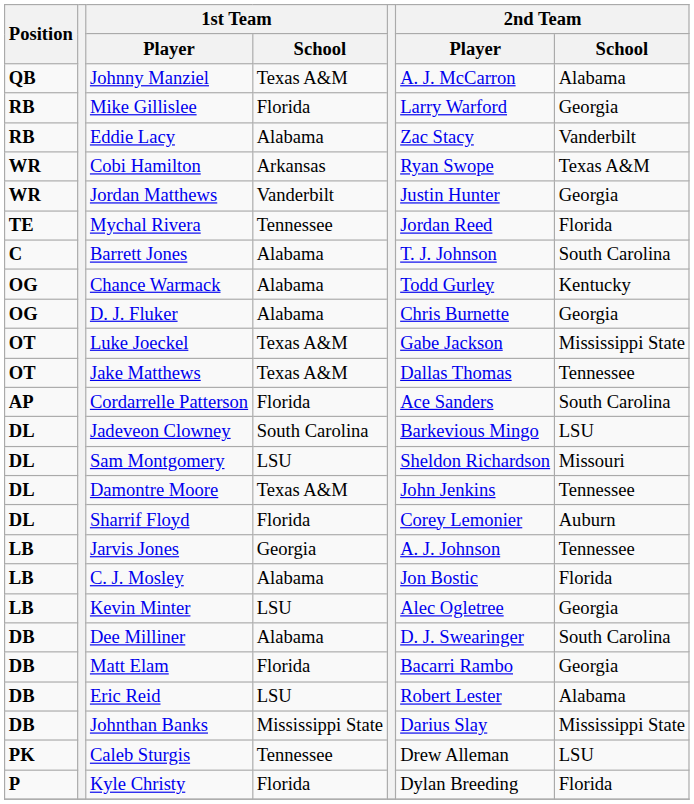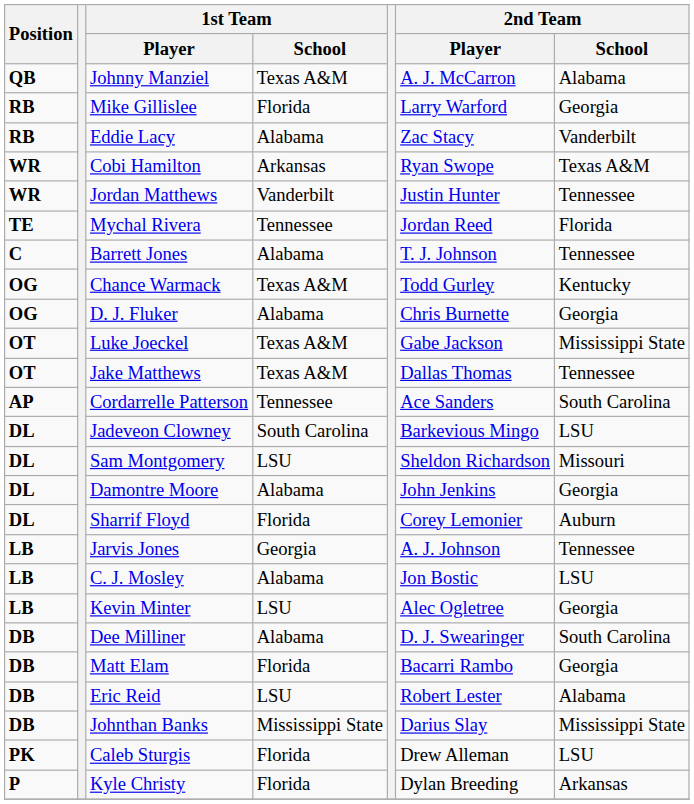(588, 195) Georgia -> (597, 195) Tennessee
(615, 254) South Carolina -> (597, 254) Tennessee
(290, 284) Alabama -> (302, 284) Texas A&M
(284, 401) Florida -> (295, 401) Tennessee
(302, 490) Texas A&M -> (290, 490) Alabama
(597, 490) Tennessee -> (588, 490) Georgia
(586, 578) Florida -> (576, 578) LSU
(295, 755) Tennessee -> (284, 755) Florida
(586, 784) Florida -> (593, 784) Arkansas
